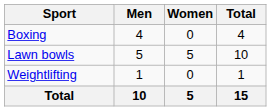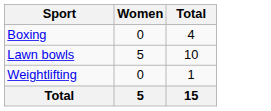- column: (139, 14)
